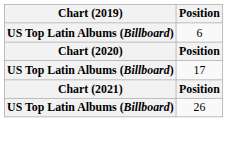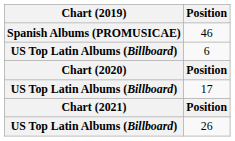+ row: (207, 32)
